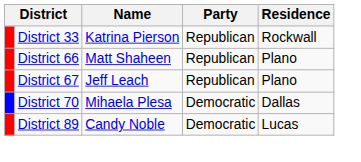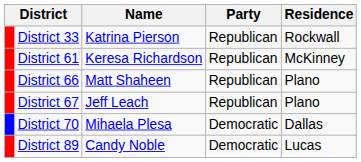+ row: (48, 59)
